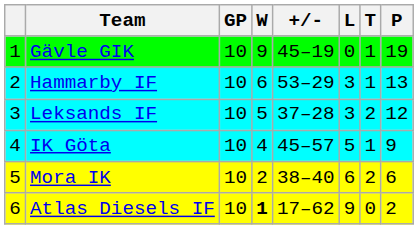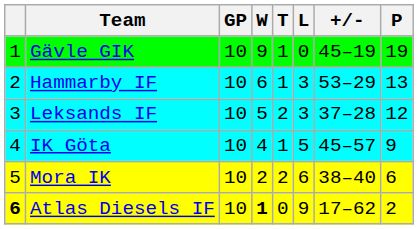columns swapped: (370, 20) <-> (306, 20)
(15, 209) normal -> (15, 209) bold
